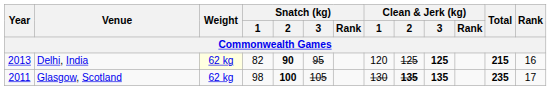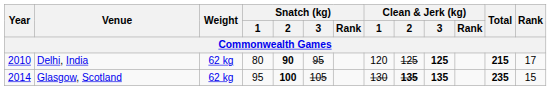(19, 61) 2013 -> (19, 61) 2010
(221, 61) lightyellow background -> (221, 61) no background
(258, 61) 82 -> (258, 61) 80
(531, 61) 16 -> (531, 61) 17
(19, 77) 2011 -> (19, 77) 2014
(258, 77) 98 -> (258, 77) 95
(531, 77) 17 -> (531, 77) 15
